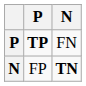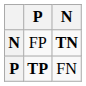rows swapped: (38, 42) <-> (38, 68)
